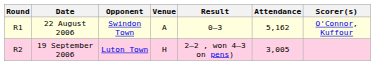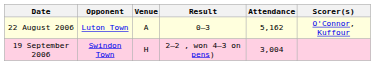- column: (18, 11)
(125, 28) Swindon Town -> (105, 28) Luton Town
(125, 50) Luton Town -> (105, 50) Swindon Town
(278, 50) 3,005 -> (272, 50) 3,004
